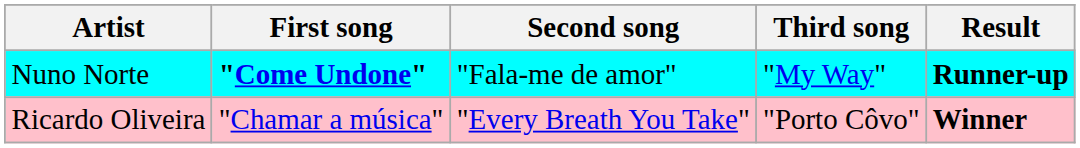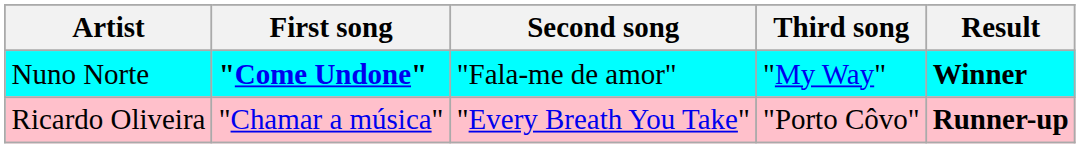(1001, 73) Runner-up -> (980, 73) Winner
(980, 119) Winner -> (1001, 119) Runner-up
